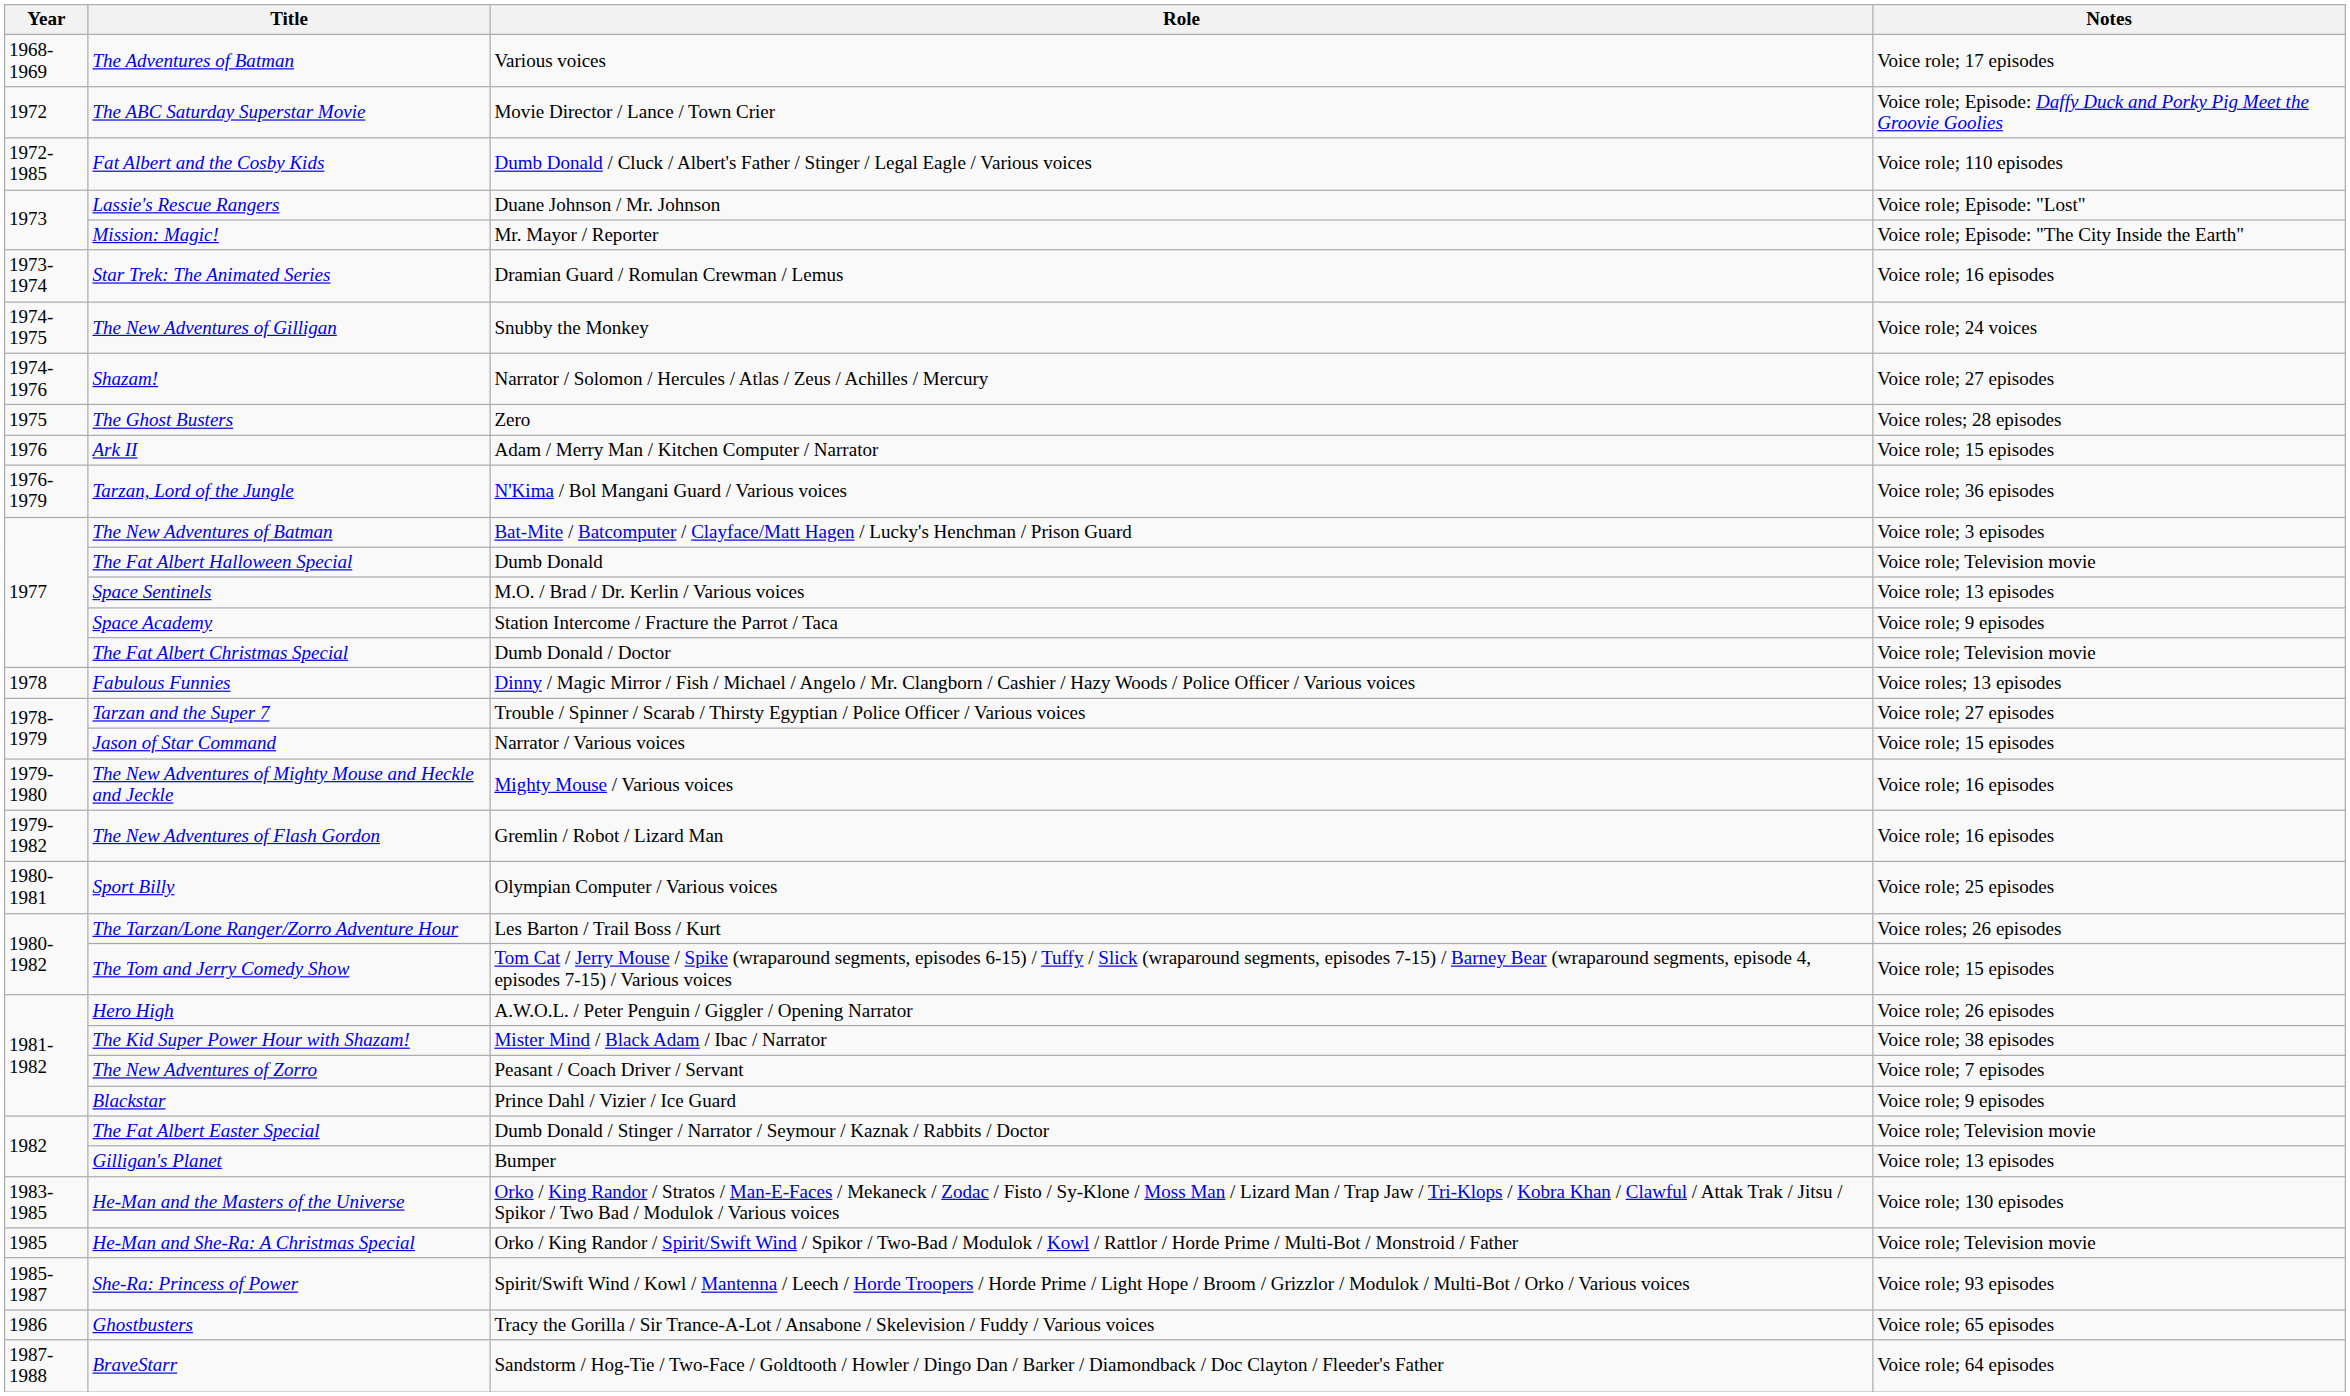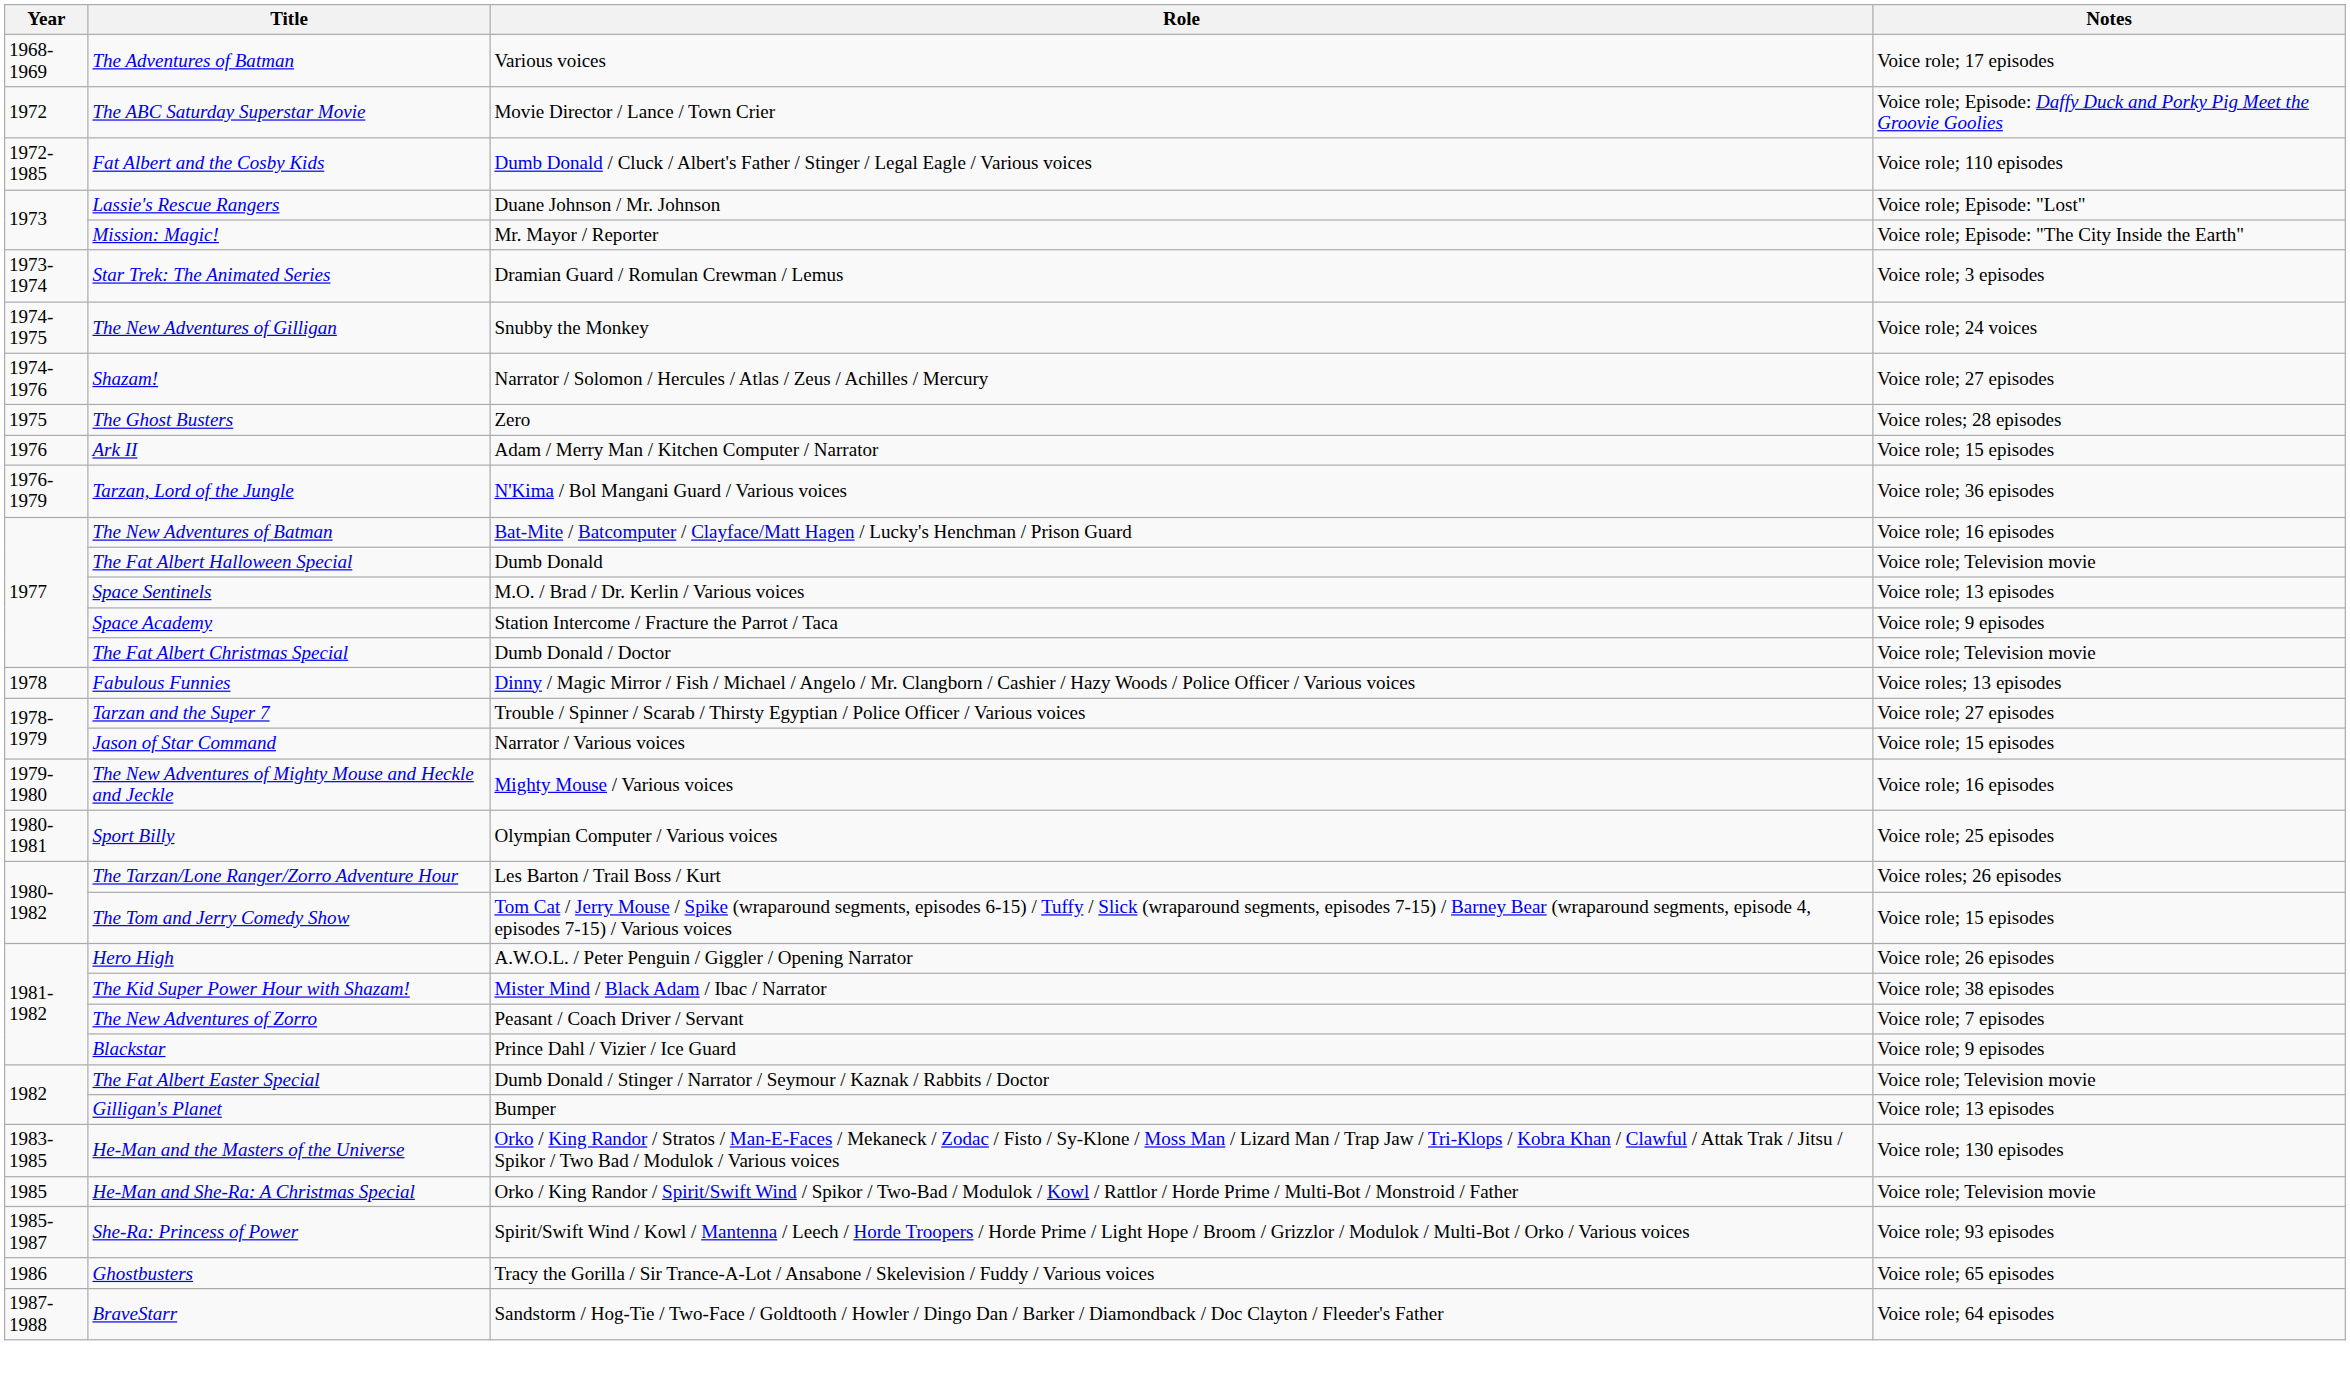(1966, 275) Voice role; 16 episodes -> (1961, 275) Voice role; 3 episodes
(1961, 531) Voice role; 3 episodes -> (1966, 531) Voice role; 16 episodes
- row: (236, 835)
